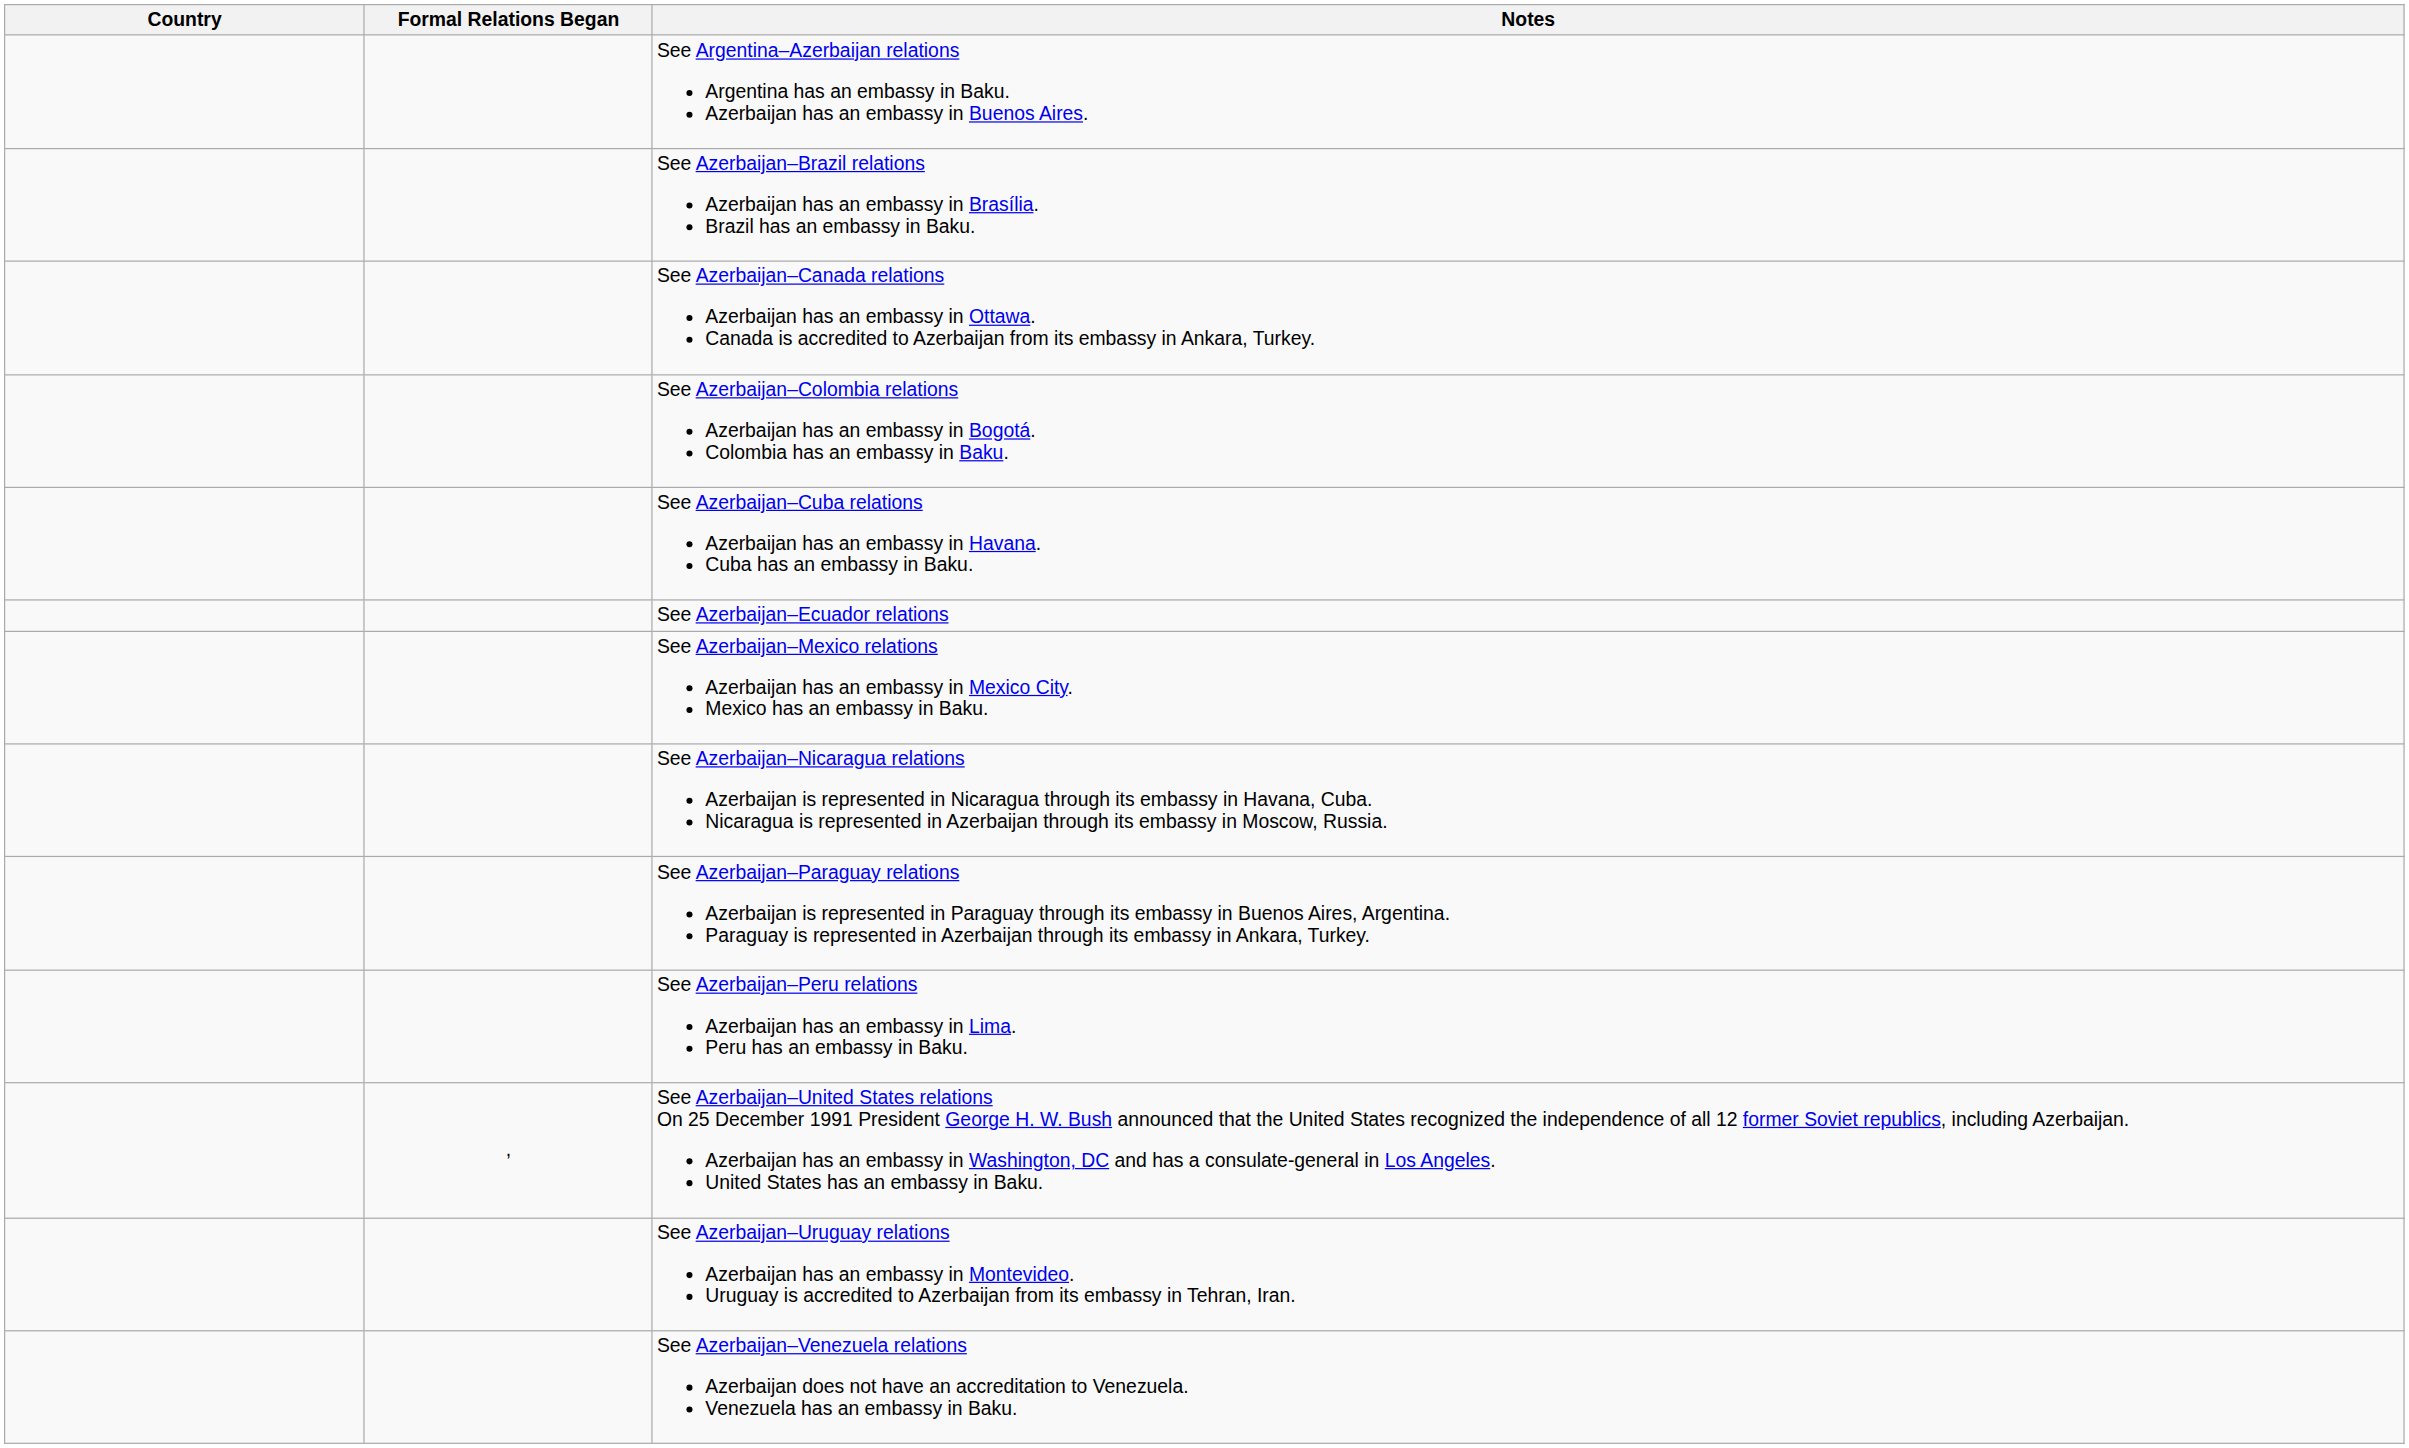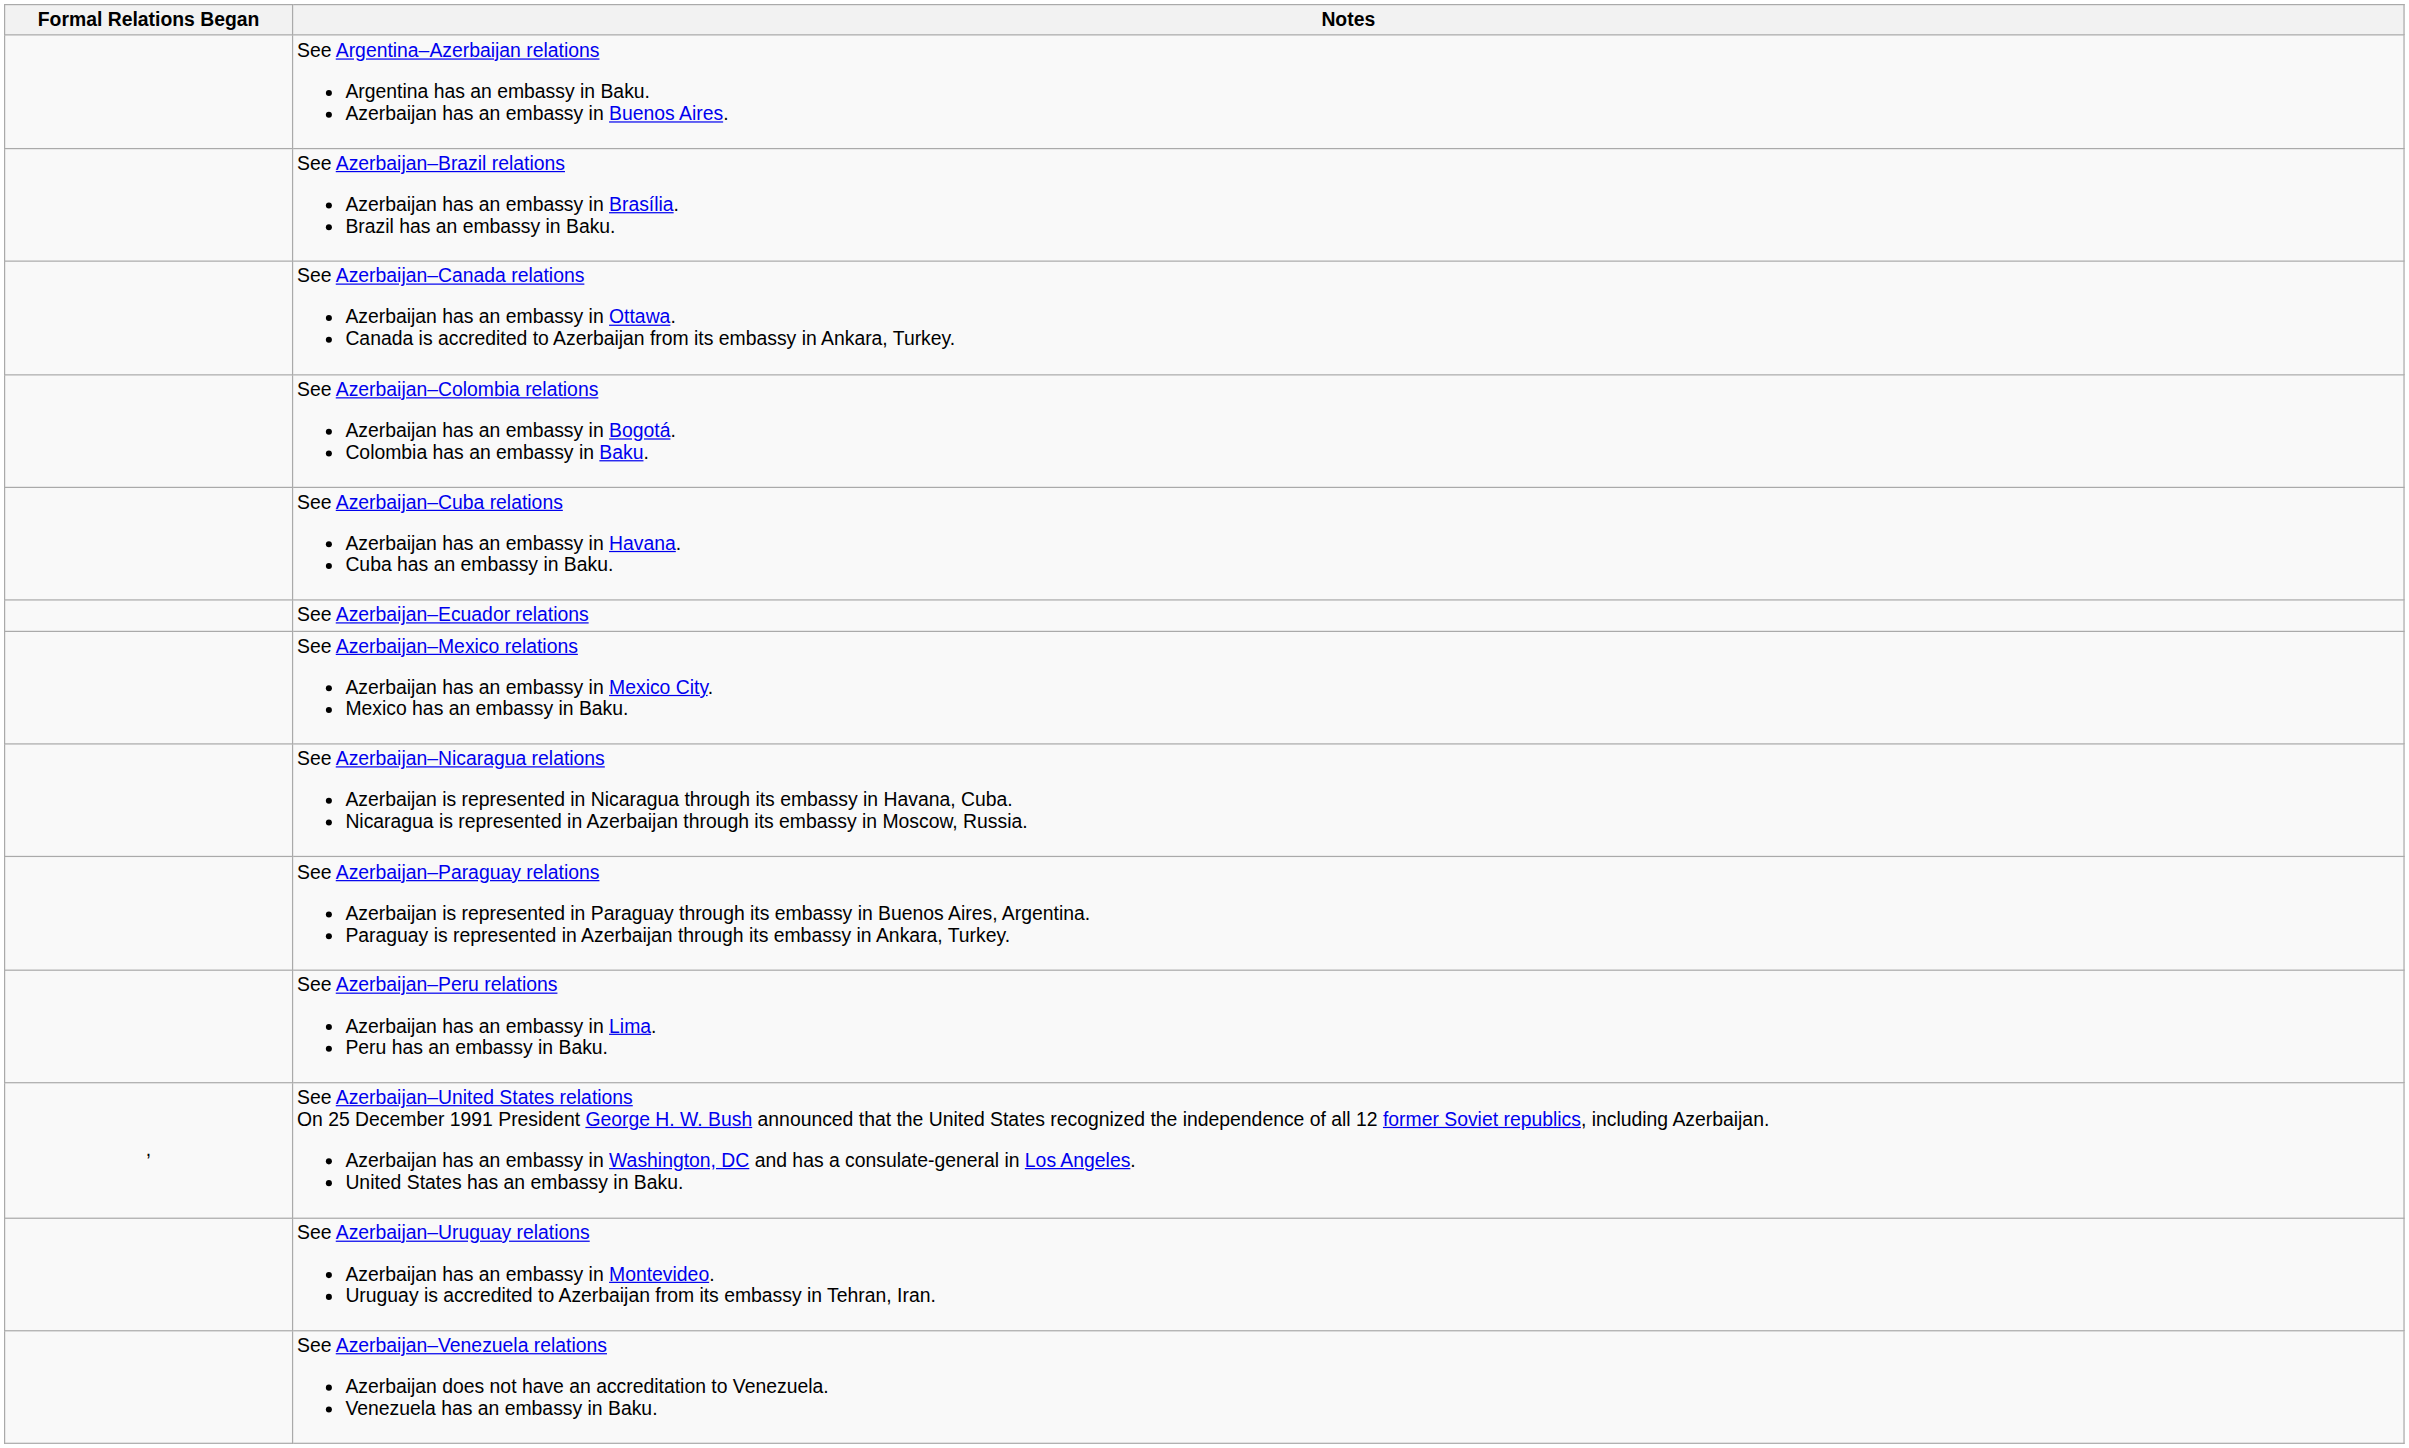- column: (185, 19)
